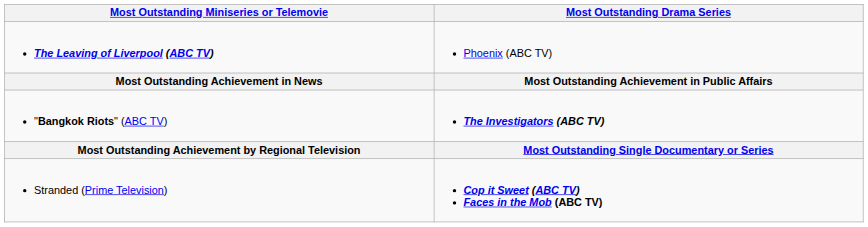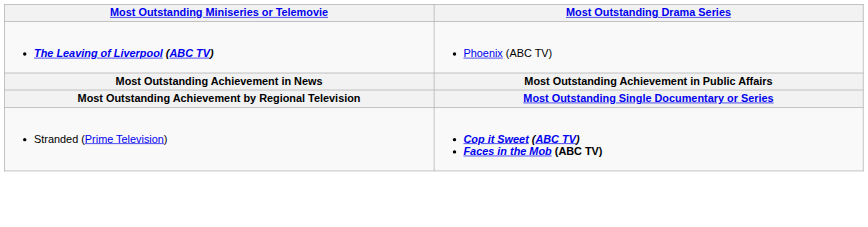- row: (219, 122)
